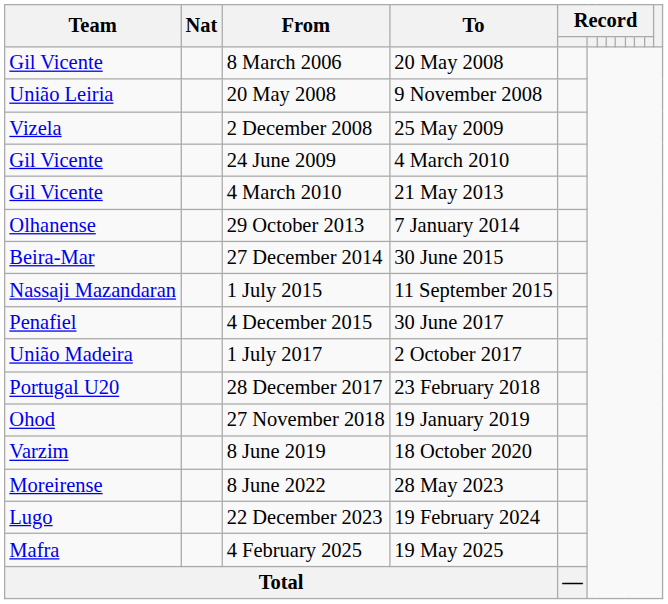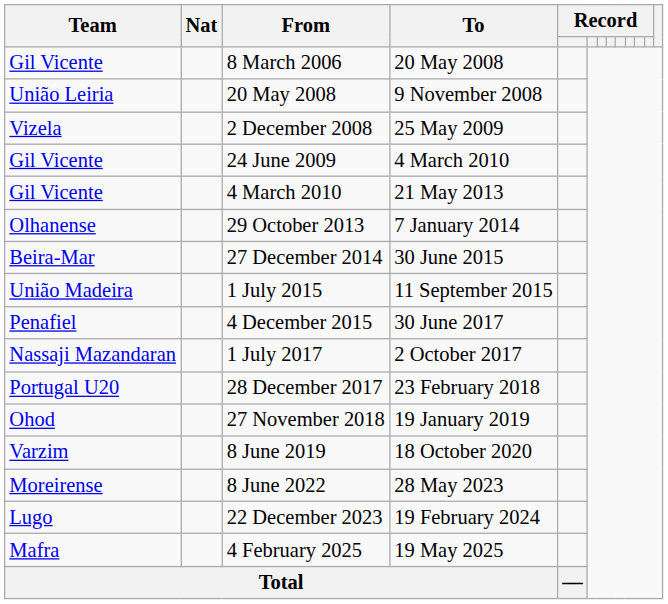(93, 290) Nassaji Mazandaran -> (71, 290) União Madeira
(71, 354) União Madeira -> (93, 354) Nassaji Mazandaran
